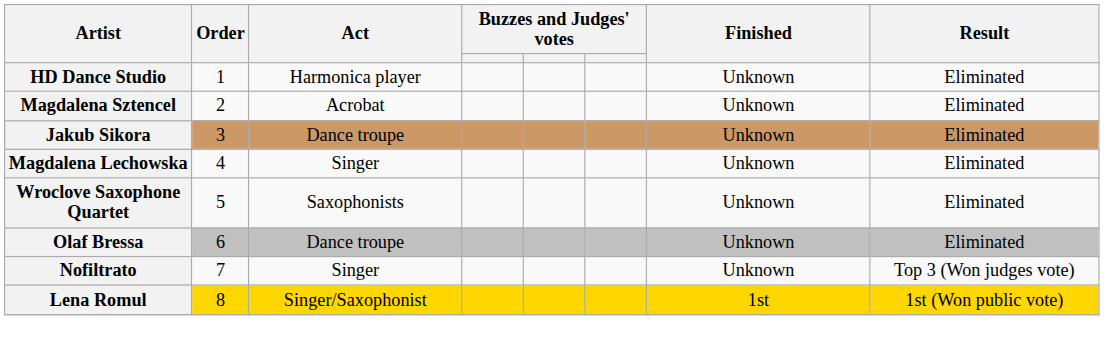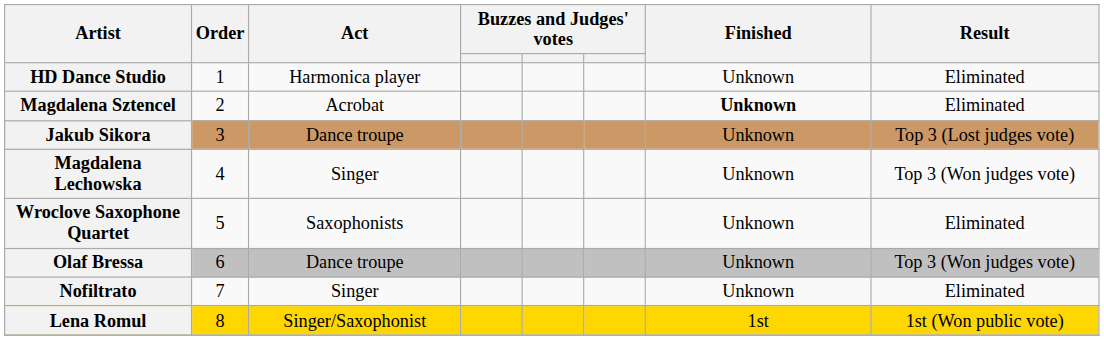(758, 105) normal -> (758, 105) bold
(984, 134) Eliminated -> (985, 134) Top 3 (Lost judges vote)
(984, 163) Eliminated -> (985, 173) Top 3 (Won judges vote)
(984, 241) Eliminated -> (985, 262) Top 3 (Won judges vote)
(984, 270) Top 3 (Won judges vote) -> (985, 291) Eliminated
